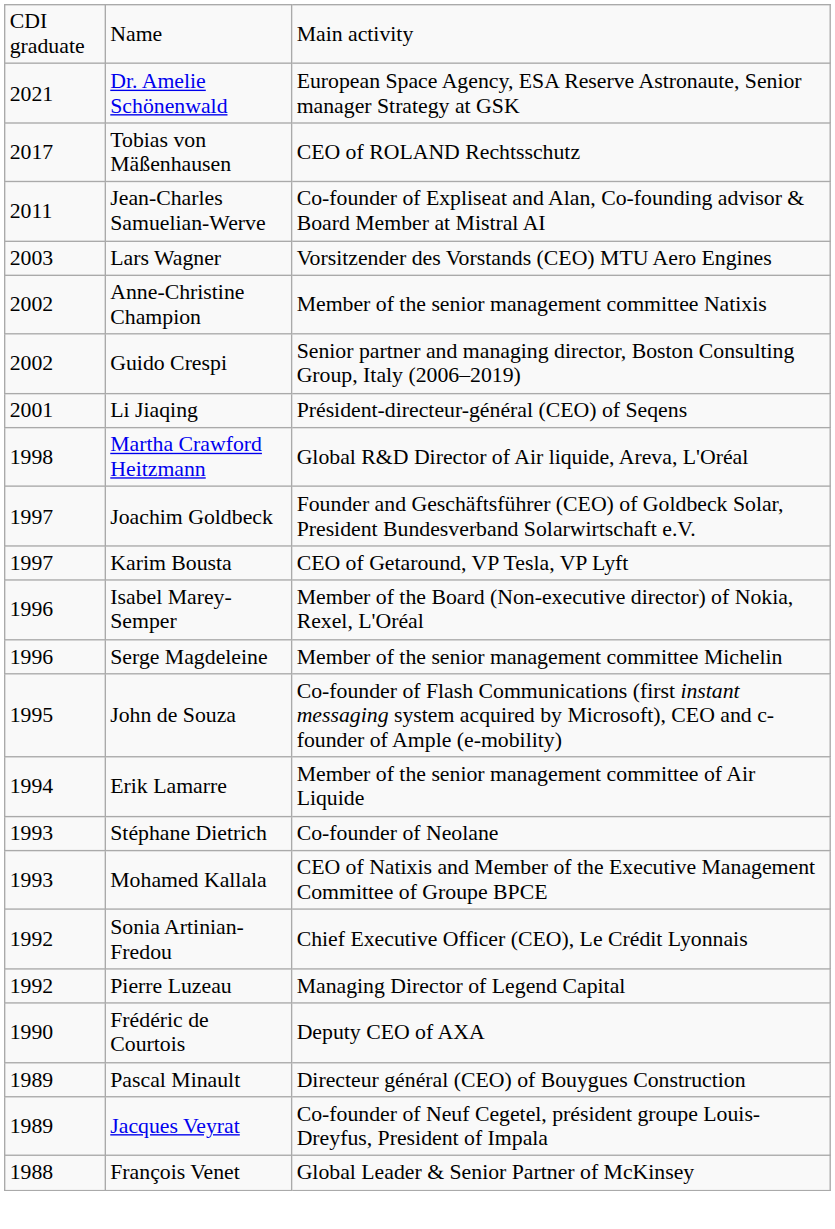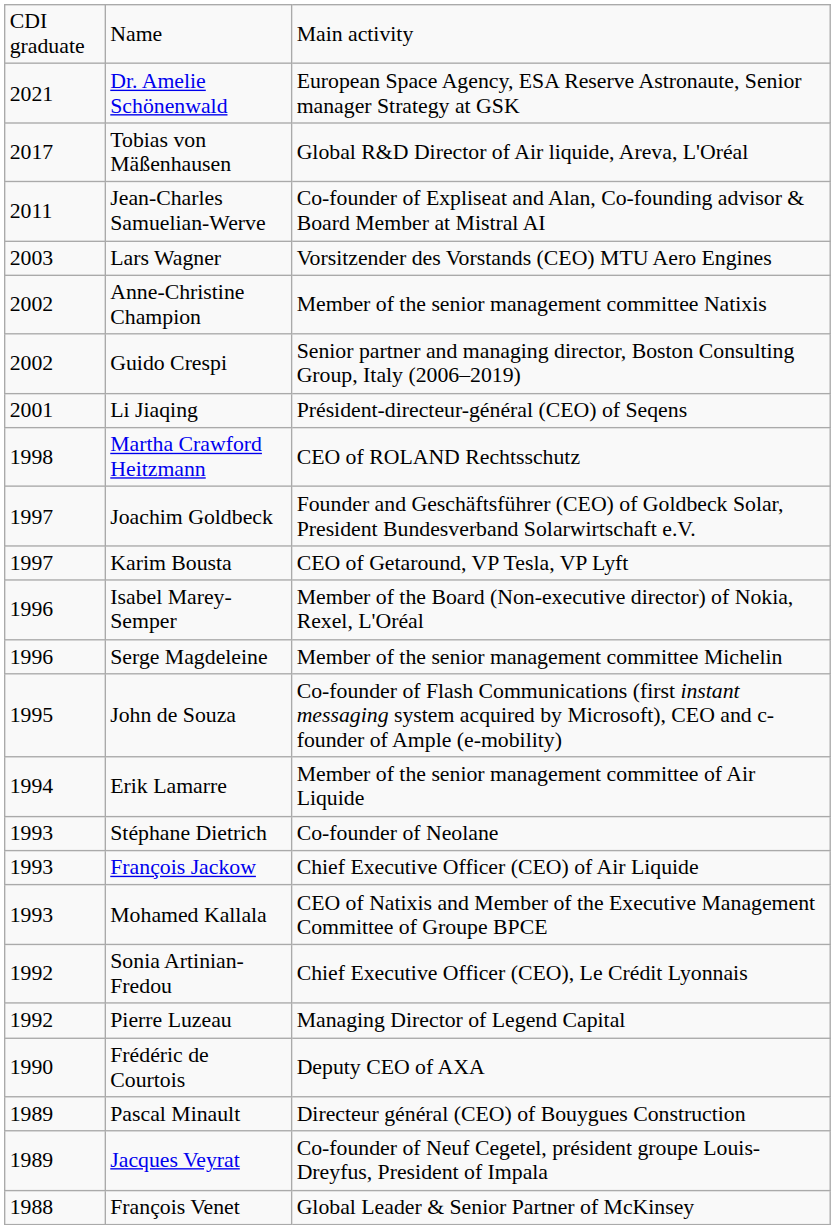(438, 151) CEO of ROLAND Rechtsschutz -> (522, 151) Global R&D Director of Air liquide, Areva, L'Oréal
(522, 456) Global R&D Director of Air liquide, Areva, L'Oréal -> (438, 456) CEO of ROLAND Rechtsschutz
+ row: (183, 867)
